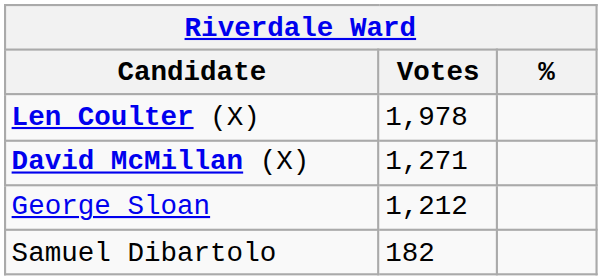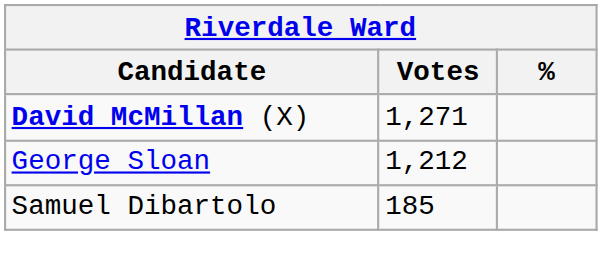- row: (136, 117)
(410, 252) 182 -> (410, 207) 185
